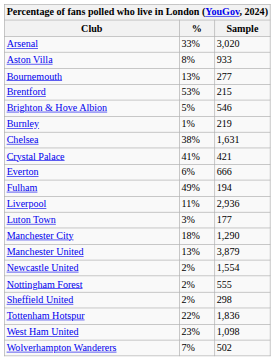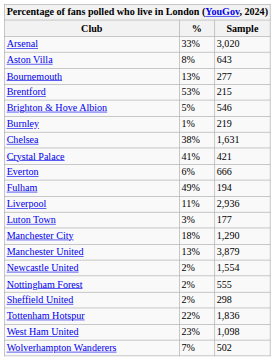(224, 60) 933 -> (224, 60) 643
